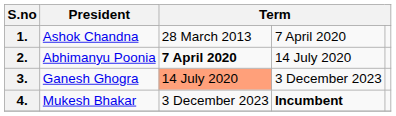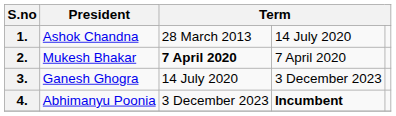(310, 36) 7 April 2020 -> (313, 36) 14 July 2020
(99, 57) Abhimanyu Poonia -> (90, 57) Mukesh Bhakar
(313, 57) 14 July 2020 -> (310, 57) 7 April 2020
(200, 79) lightsalmon background -> (200, 79) no background
(90, 100) Mukesh Bhakar -> (99, 100) Abhimanyu Poonia
